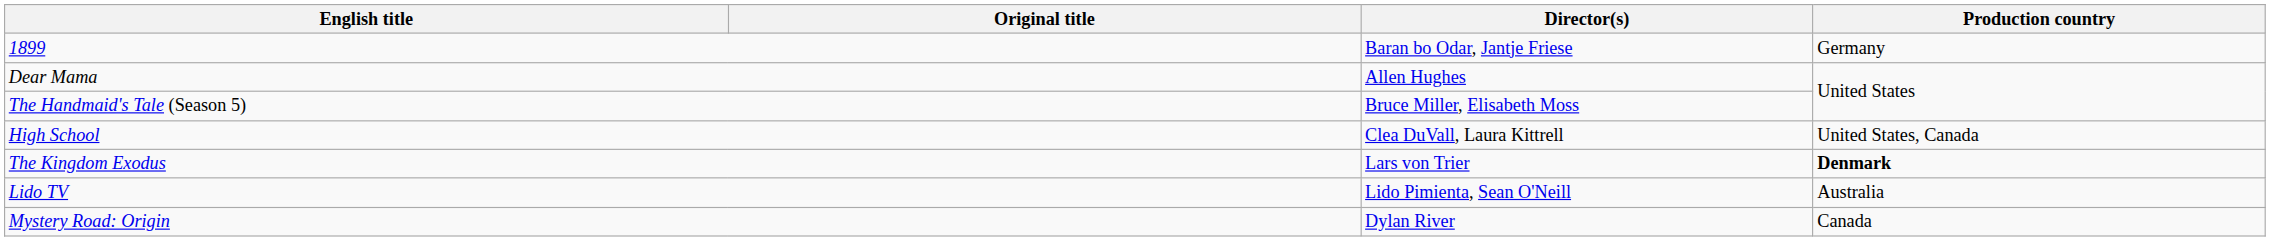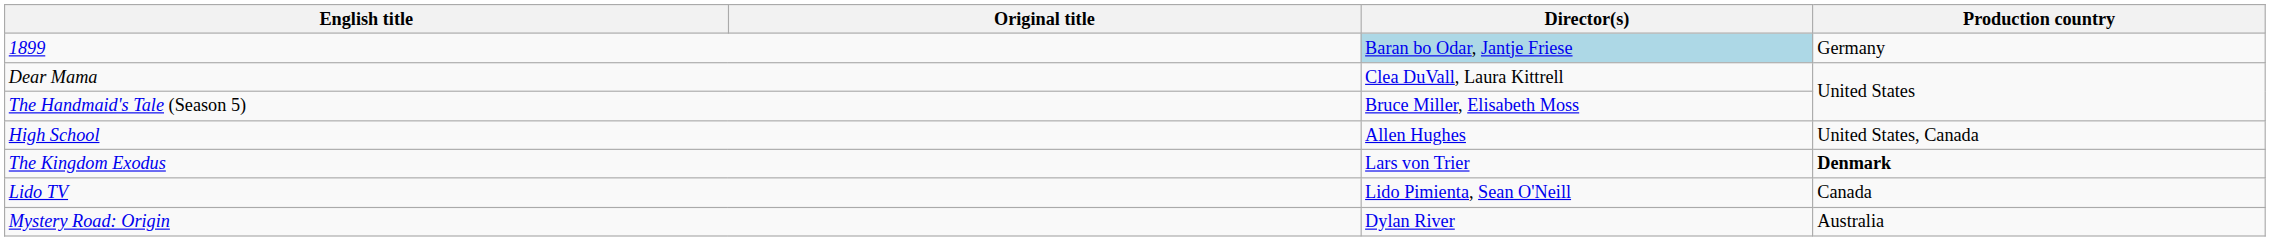(1469, 47) no background -> (1469, 47) lightblue background
(1416, 76) Allen Hughes -> (1464, 76) Clea DuVall, Laura Kittrell
(1464, 134) Clea DuVall, Laura Kittrell -> (1416, 134) Allen Hughes
(1851, 192) Australia -> (1845, 192) Canada
(1845, 221) Canada -> (1851, 221) Australia
